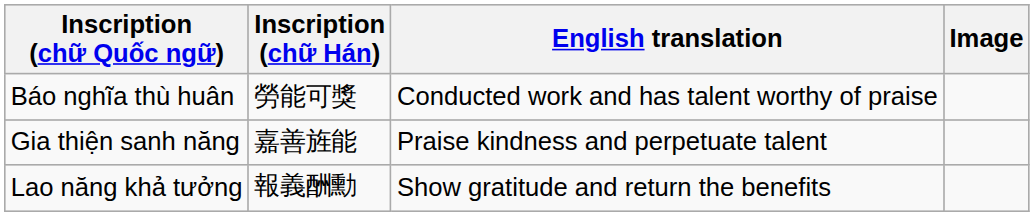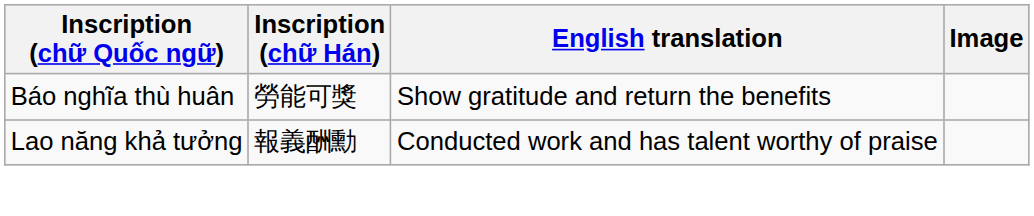(667, 96) Conducted work and has talent worthy of praise -> (614, 96) Show gratitude and return the benefits
- row: (125, 142)
(614, 187) Show gratitude and return the benefits -> (667, 142) Conducted work and has talent worthy of praise
